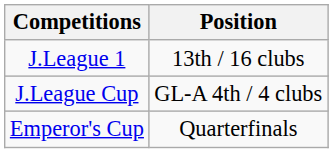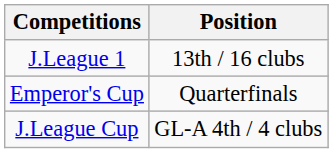rows swapped: (77, 128) <-> (77, 93)
